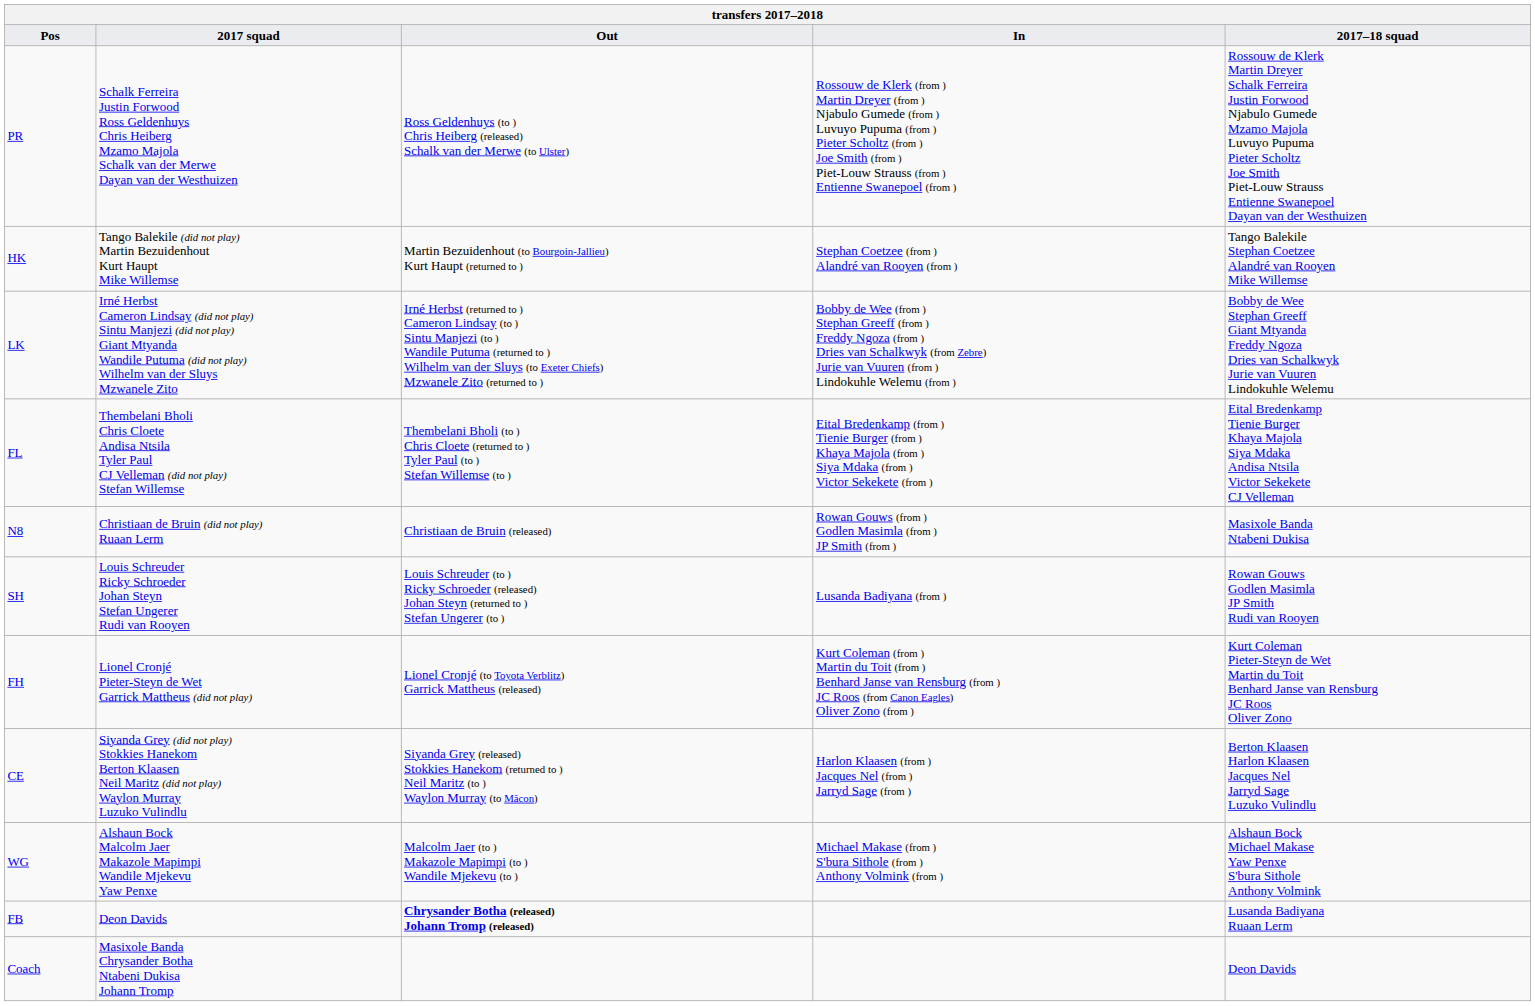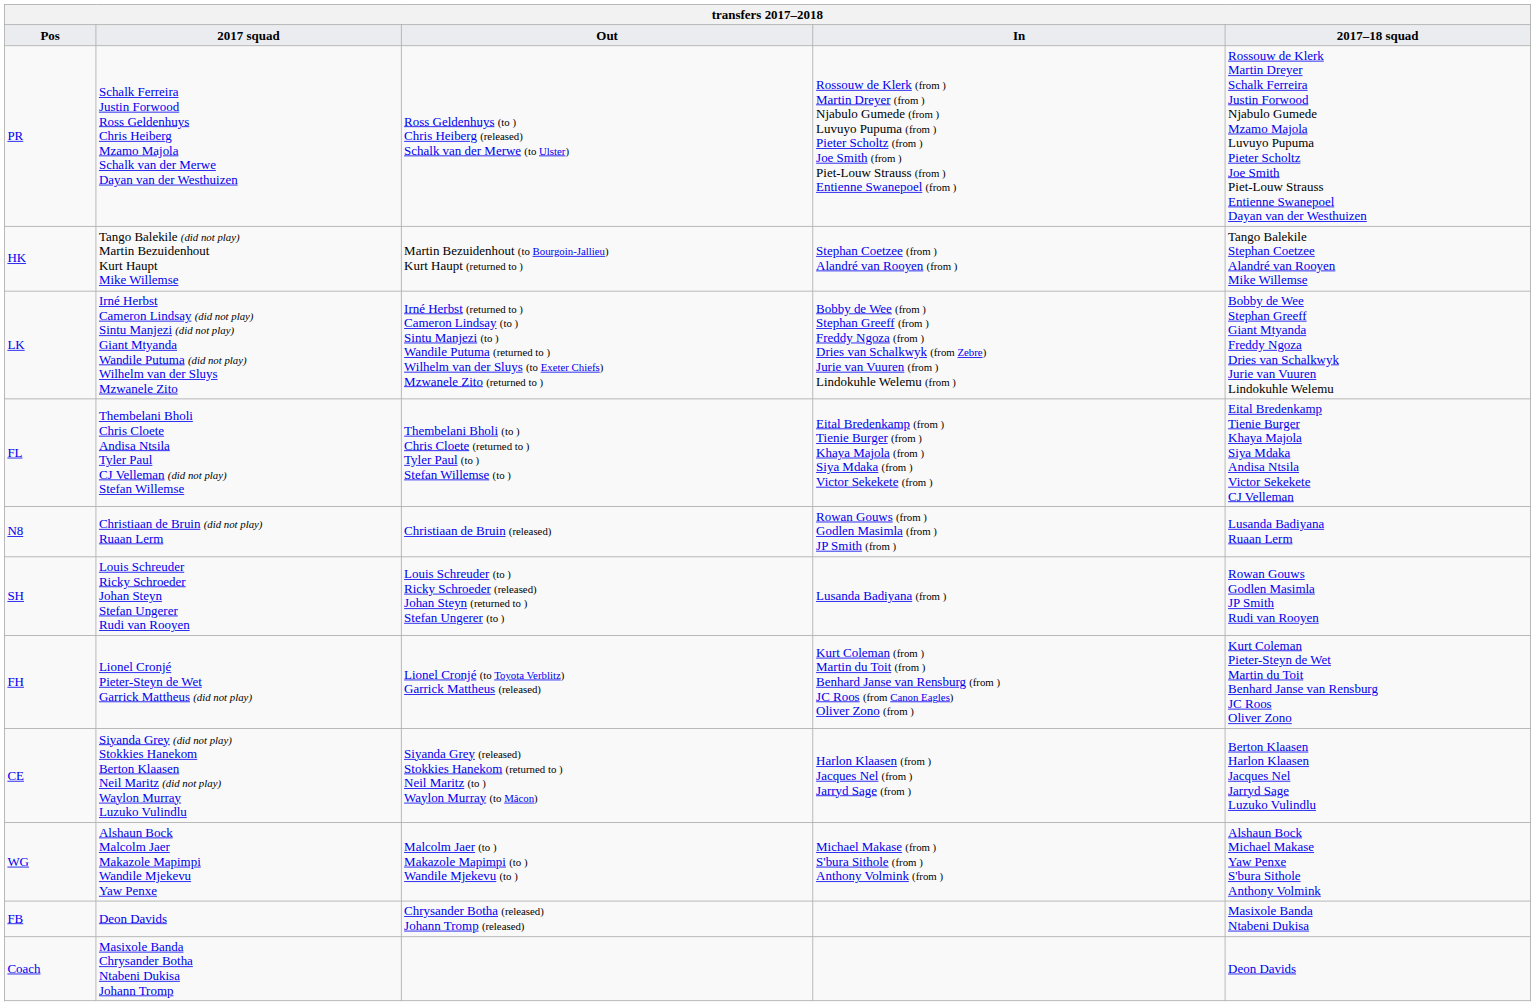(1270, 531) Masixole Banda Ntabeni Dukisa -> (1276, 531) Lusanda Badiyana Ruaan Lerm
(479, 918) bold -> (474, 918) normal
(1276, 918) Lusanda Badiyana Ruaan Lerm -> (1270, 918) Masixole Banda Ntabeni Dukisa
